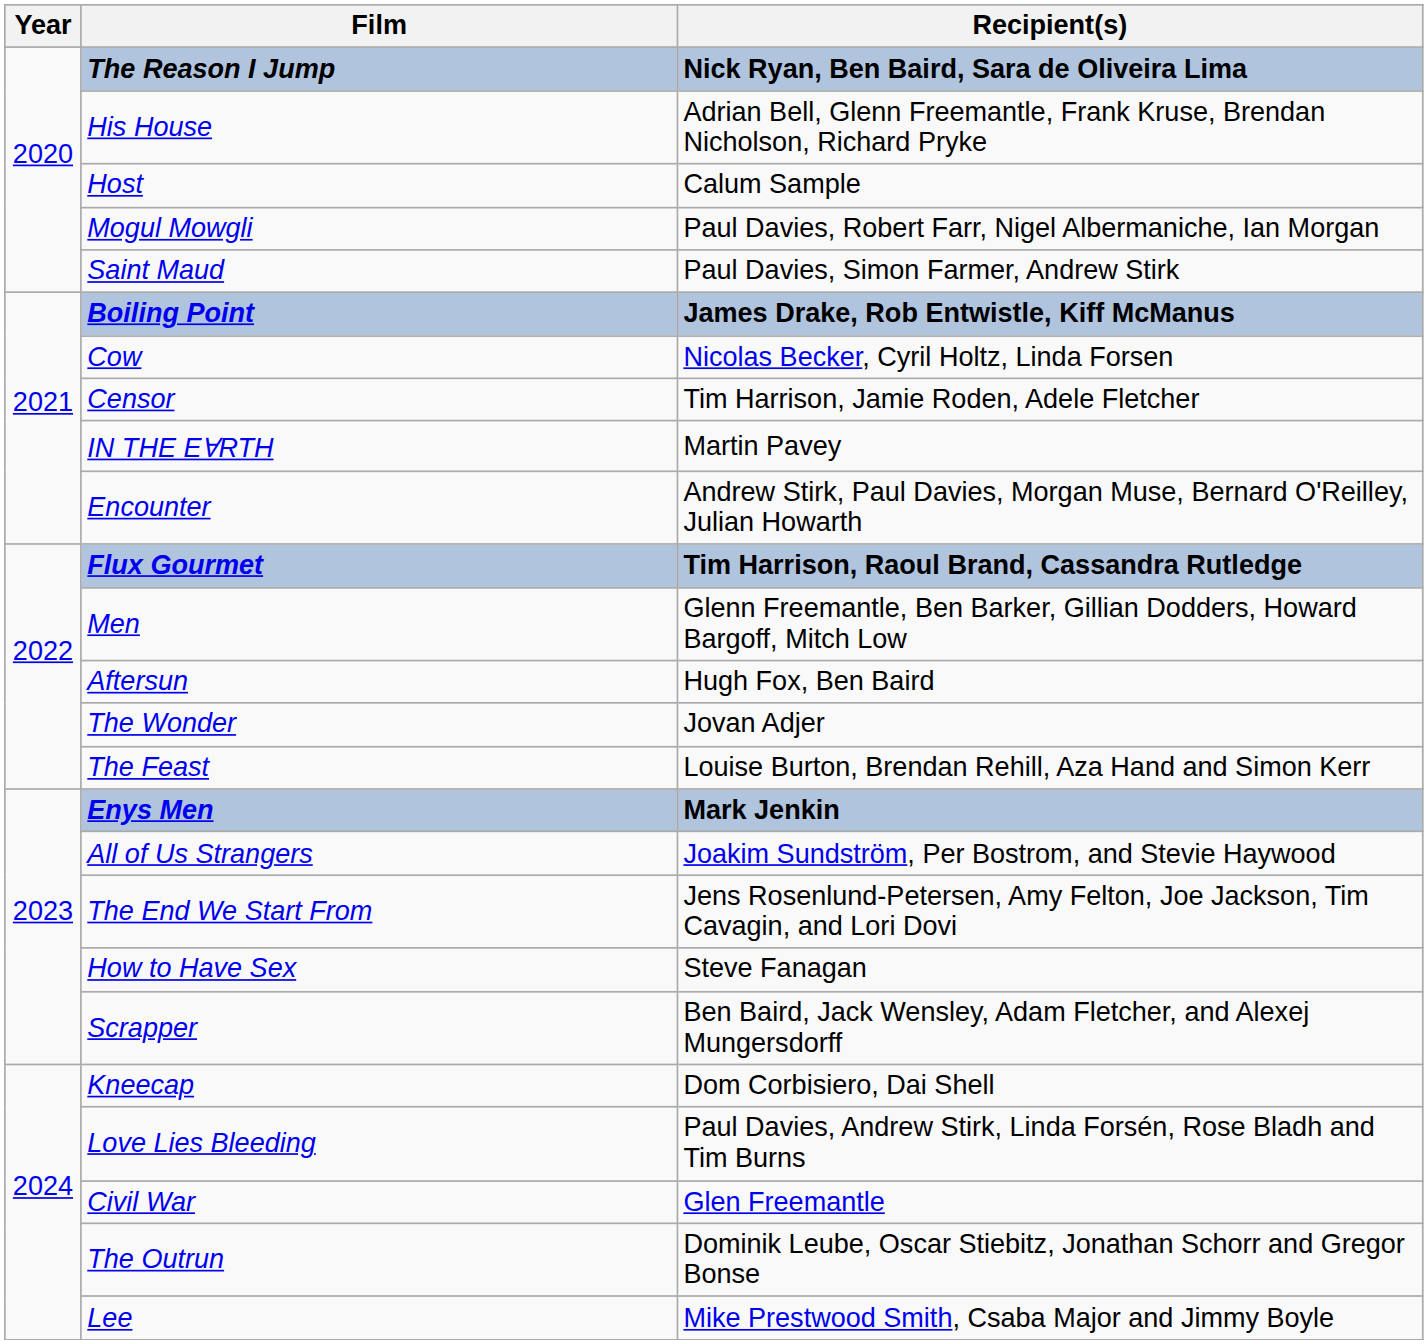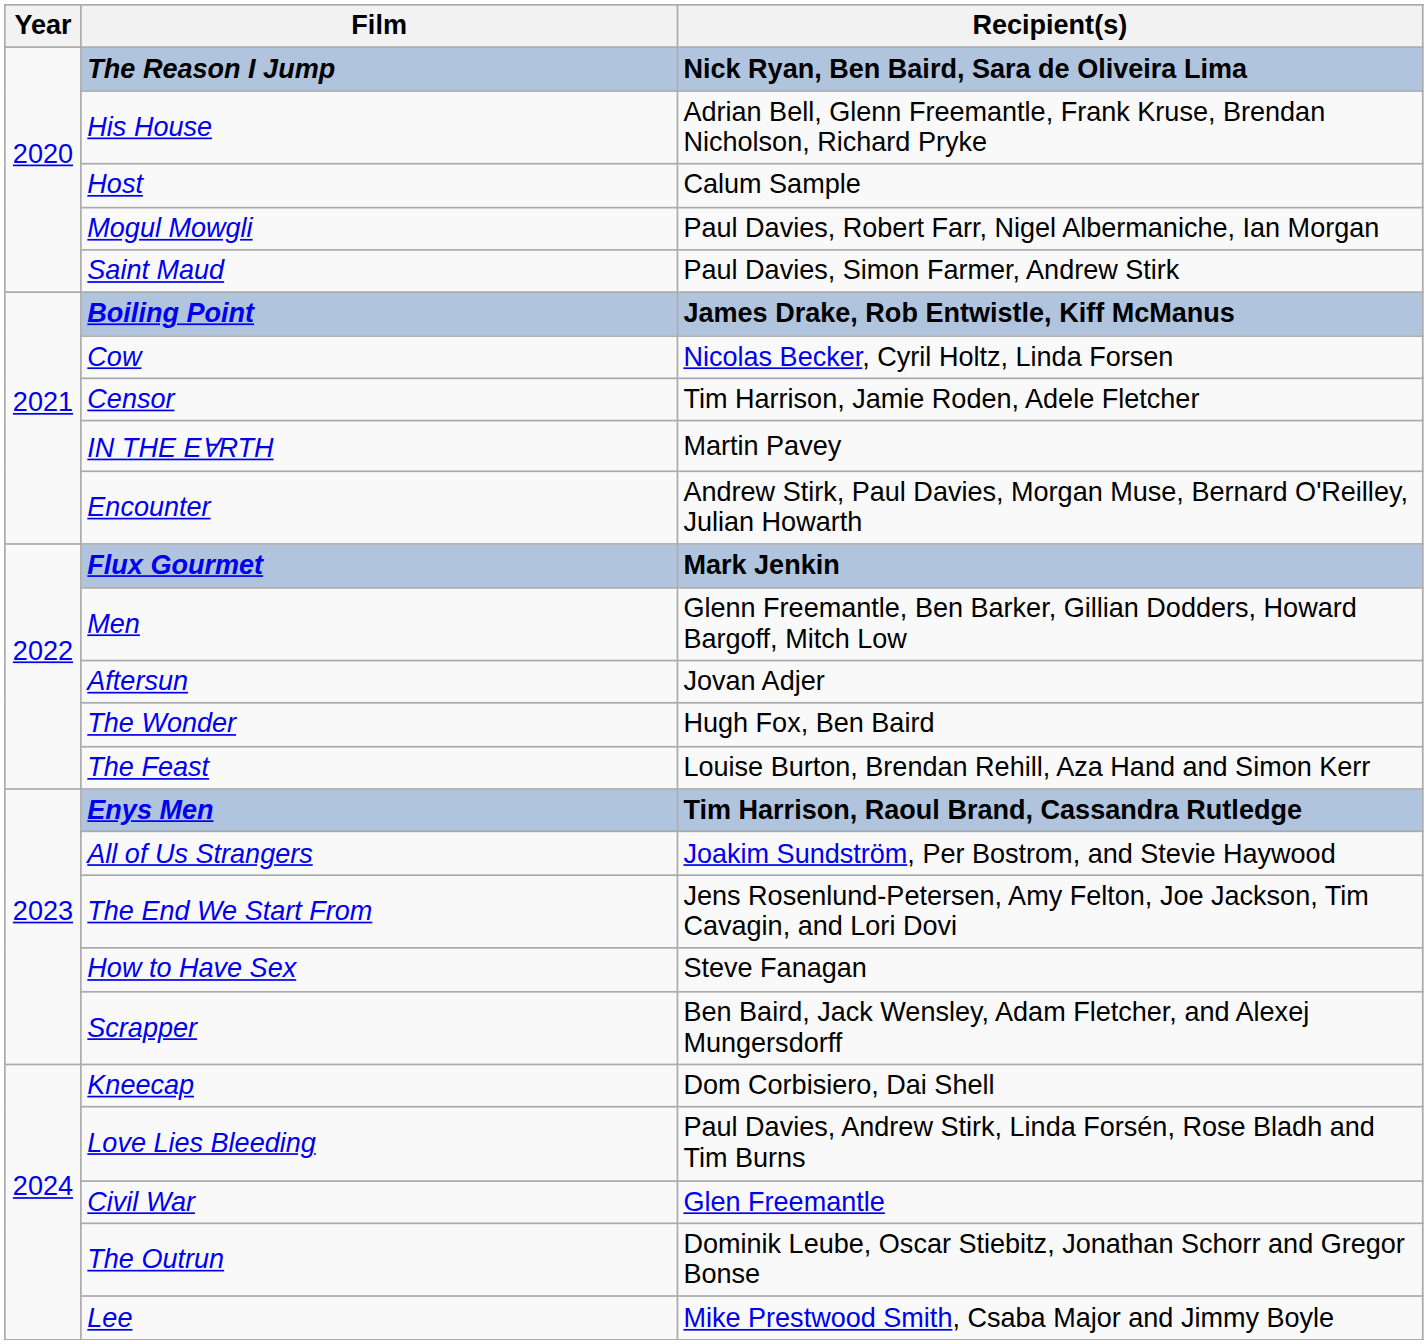(993, 565) Tim Harrison, Raoul Brand, Cassandra Rutledge -> (762, 565) Mark Jenkin
(809, 681) Hugh Fox, Ben Baird -> (754, 681) Jovan Adjer
(754, 724) Jovan Adjer -> (809, 724) Hugh Fox, Ben Baird
(762, 810) Mark Jenkin -> (993, 810) Tim Harrison, Raoul Brand, Cassandra Rutledge
